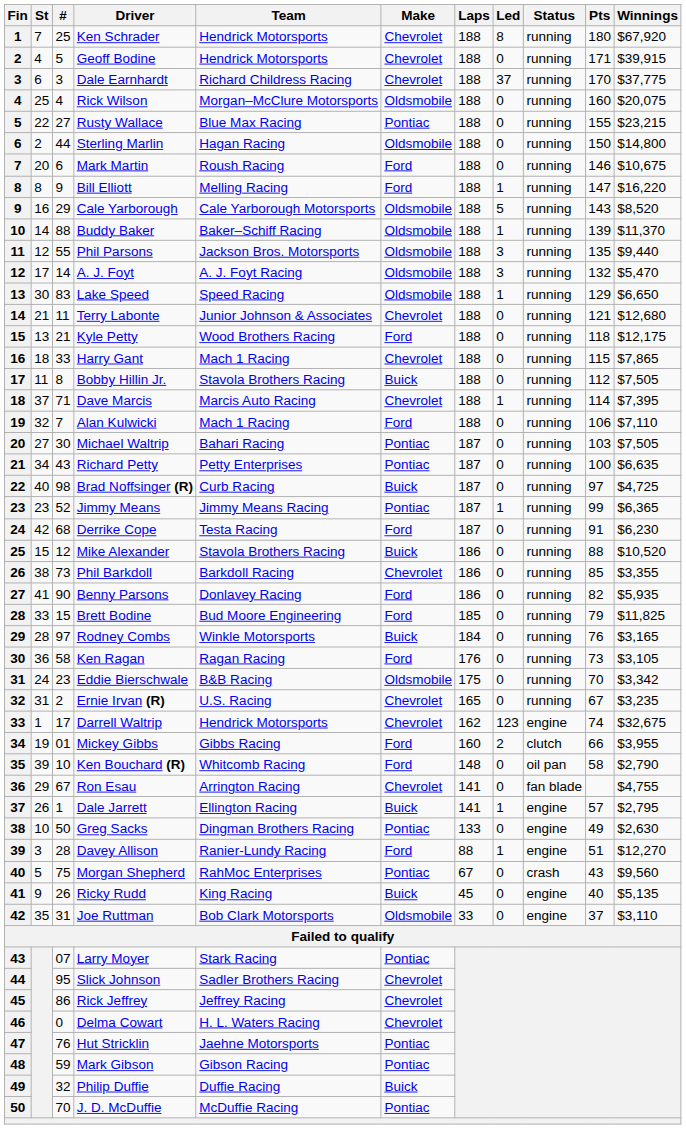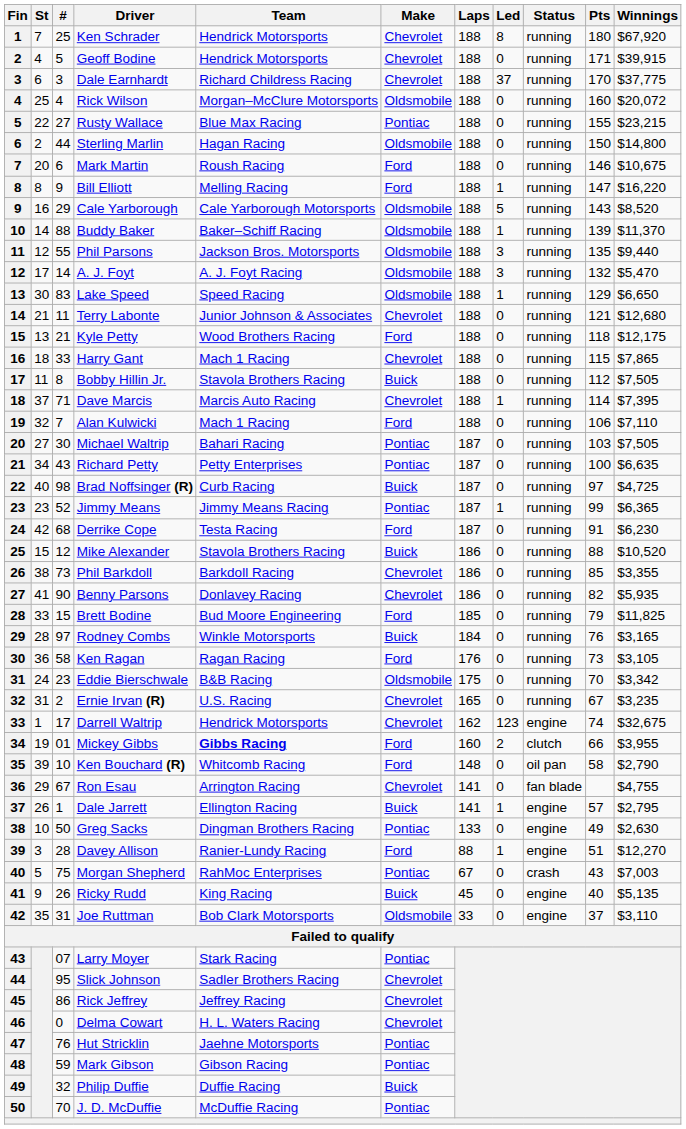(642, 101) $20,075 -> (642, 101) $20,072
(398, 594) Ford -> (413, 594) Chevrolet
(240, 743) normal -> (243, 743) bold
(638, 872) $9,560 -> (638, 872) $7,003
